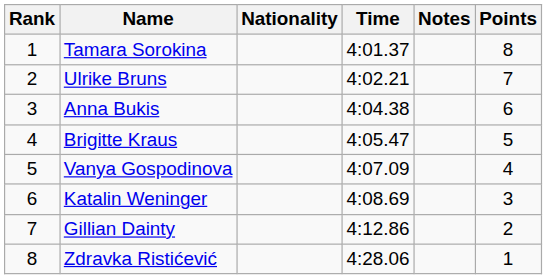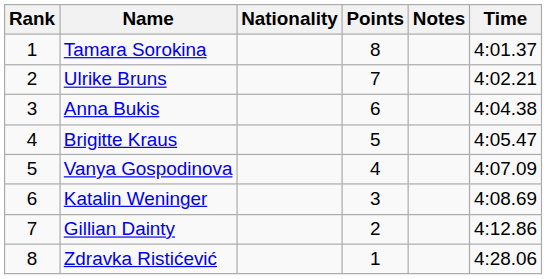columns swapped: (378, 19) <-> (508, 19)
